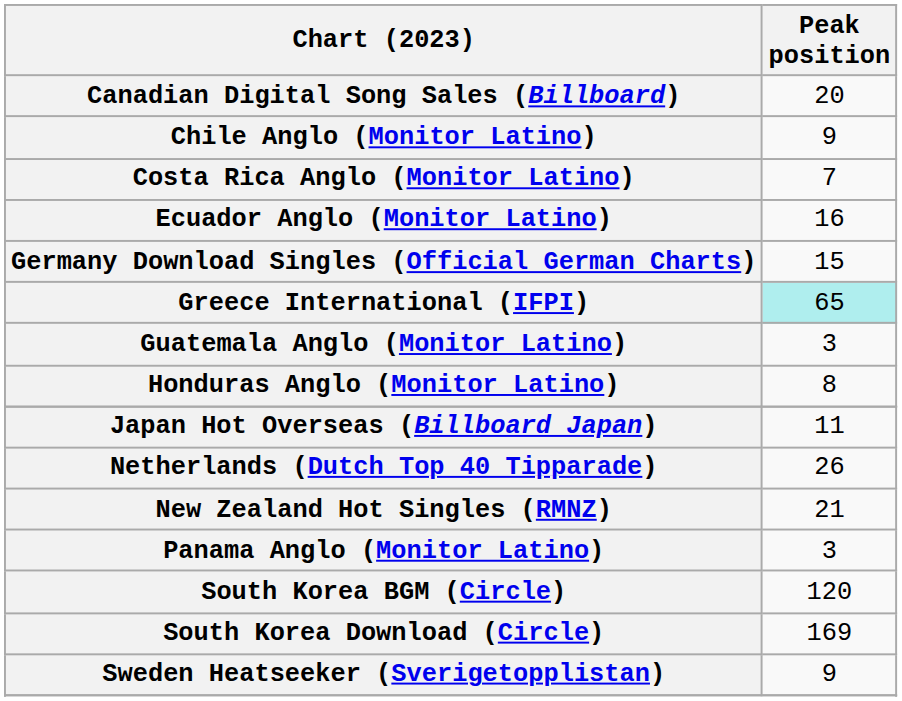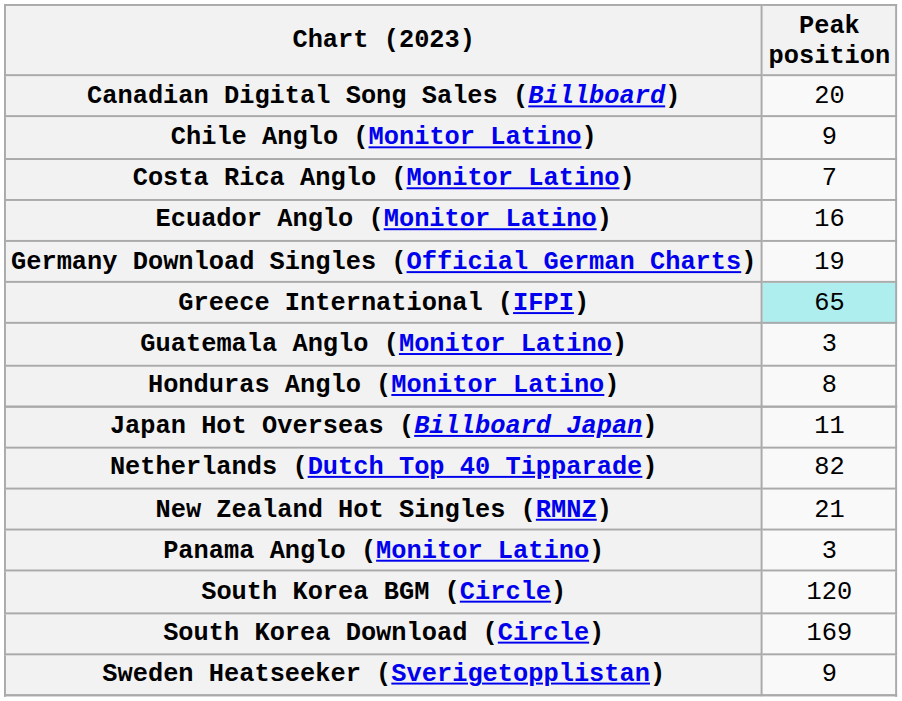(829, 261) 15 -> (829, 261) 19
(829, 468) 26 -> (829, 468) 82
